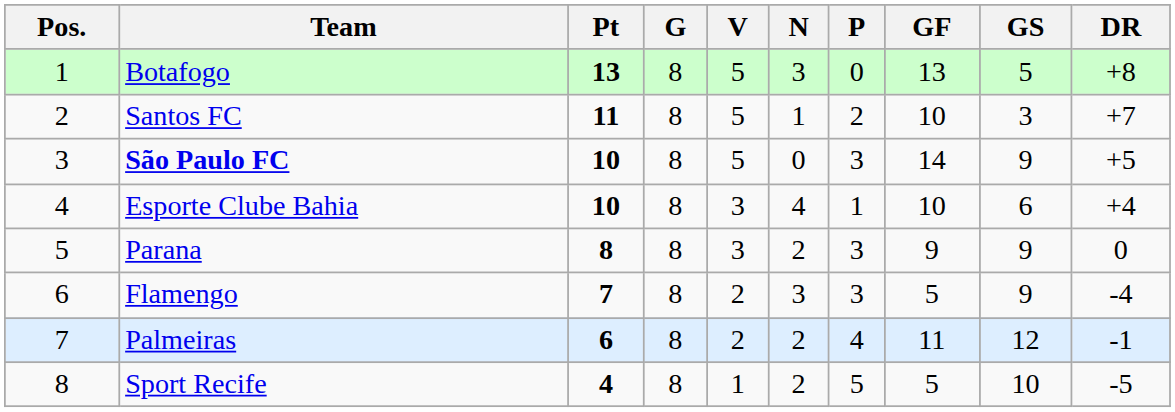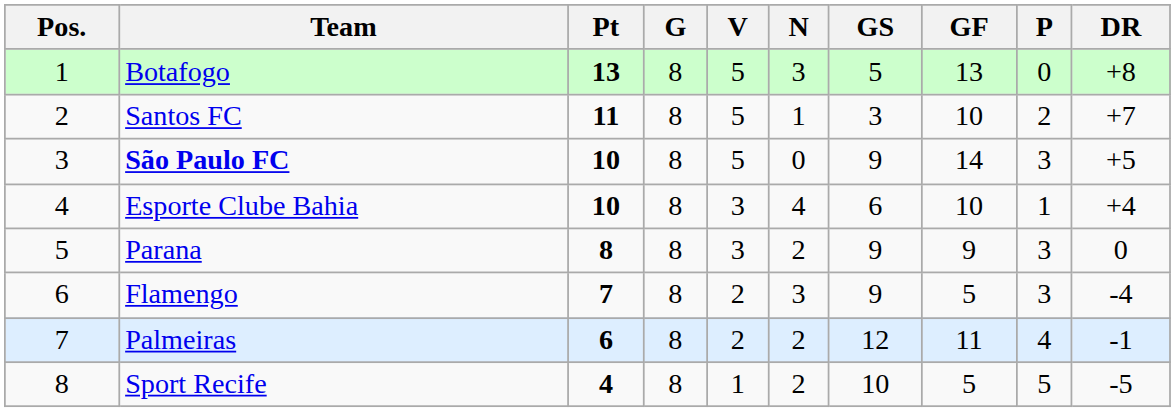columns swapped: (857, 26) <-> (1026, 26)
